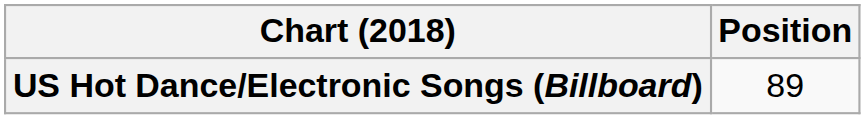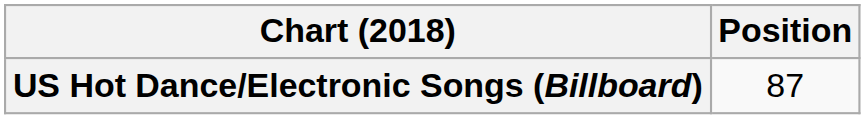(785, 85) 89 -> (785, 85) 87
